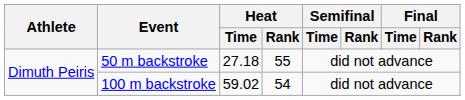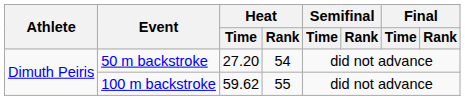(241, 61) 27.18 -> (241, 61) 27.20
(283, 61) 55 -> (283, 61) 54
(241, 84) 59.02 -> (241, 84) 59.62
(283, 84) 54 -> (283, 84) 55
